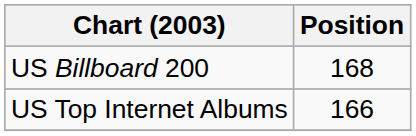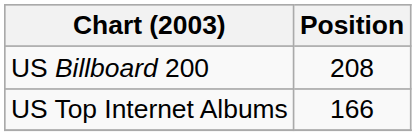(352, 67) 168 -> (352, 67) 208
